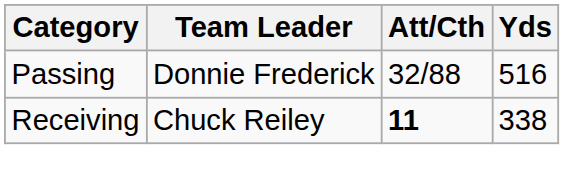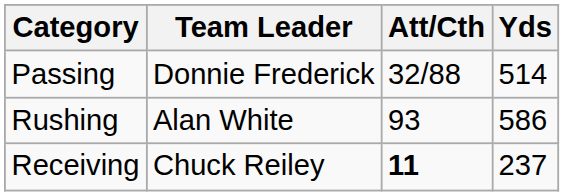(523, 73) 516 -> (523, 73) 514
+ row: (65, 119)
(523, 119) 338 -> (523, 166) 237
